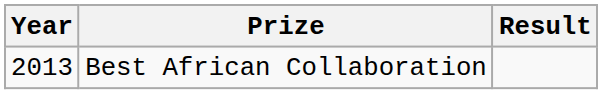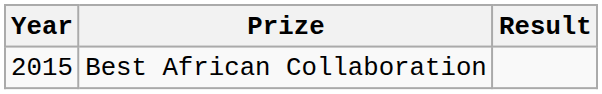(42, 68) 2013 -> (42, 68) 2015
